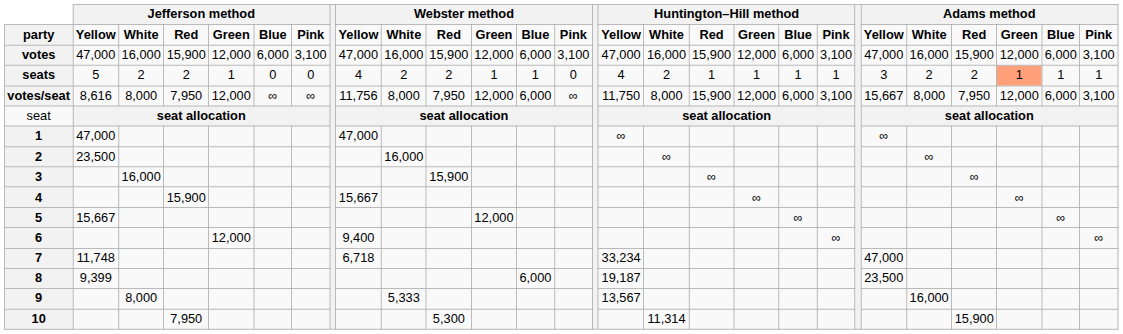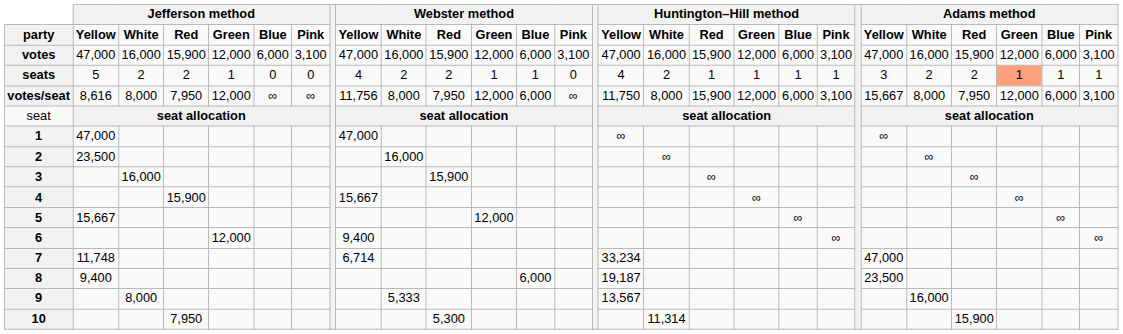(358, 258) 6,718 -> (358, 258) 6,714
(96, 278) 9,399 -> (96, 278) 9,400
